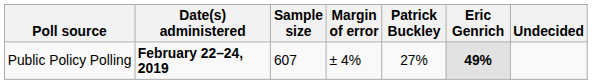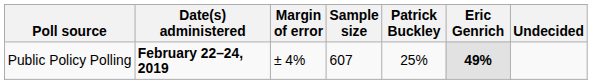columns swapped: (298, 23) <-> (354, 23)
(414, 61) 27% -> (414, 61) 25%
